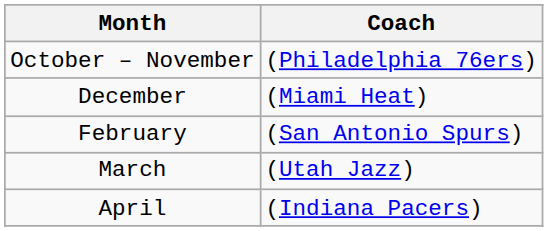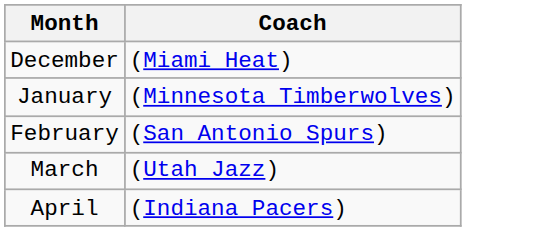- row: (132, 60)
+ row: (65, 97)
